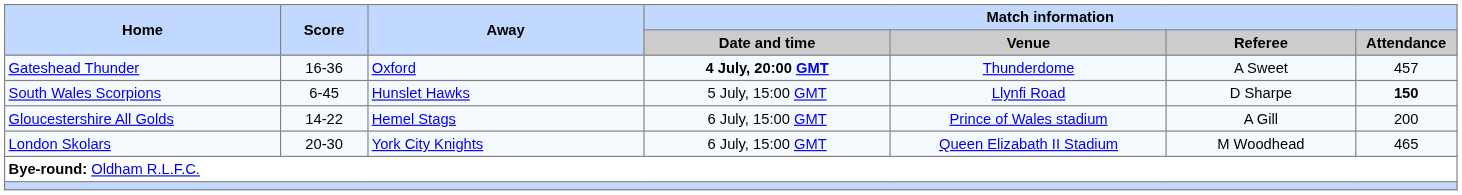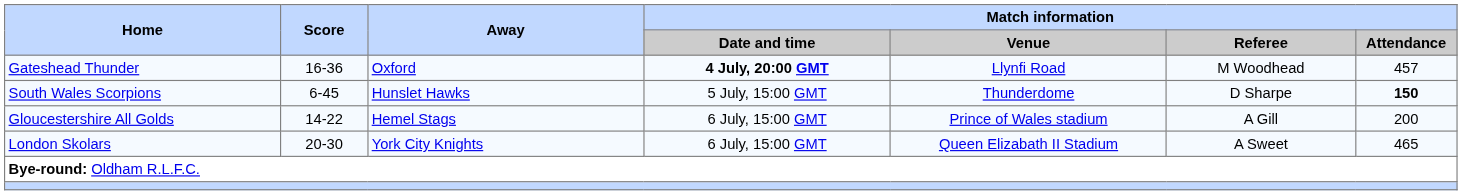(1029, 68) Thunderdome -> (1029, 68) Llynfi Road
(1261, 68) A Sweet -> (1261, 68) M Woodhead
(1029, 93) Llynfi Road -> (1029, 93) Thunderdome
(1261, 144) M Woodhead -> (1261, 144) A Sweet
